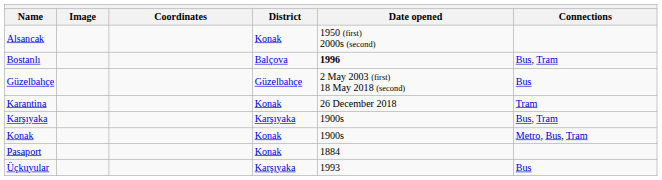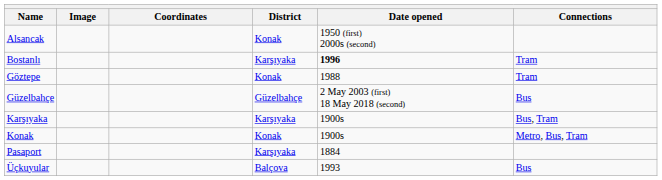(271, 60) Balçova -> (275, 60) Karşıyaka
(537, 60) Bus, Tram -> (527, 60) Tram
+ row: (23, 76)
- row: (27, 103)
(268, 151) Konak -> (275, 151) Karşıyaka
(275, 167) Karşıyaka -> (271, 167) Balçova
